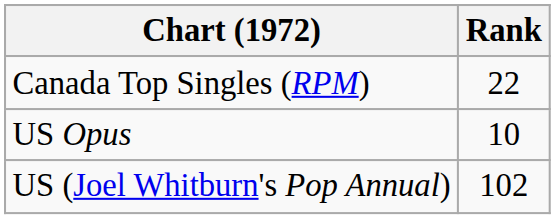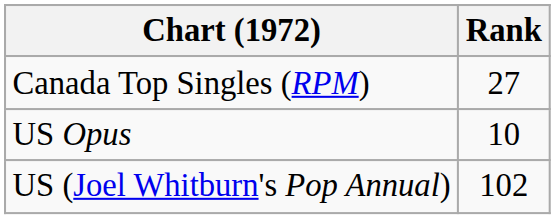(504, 82) 22 -> (504, 82) 27
